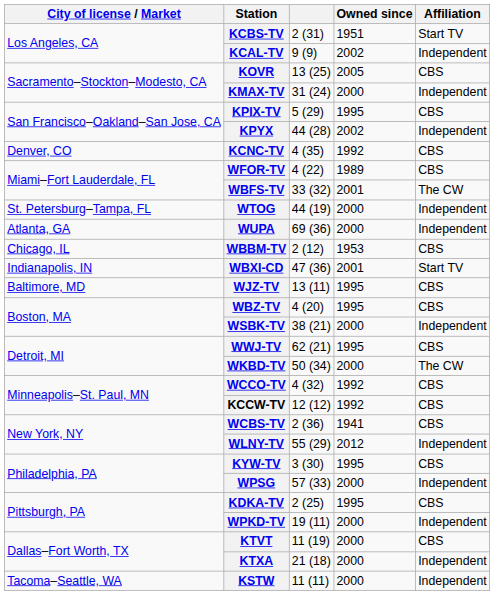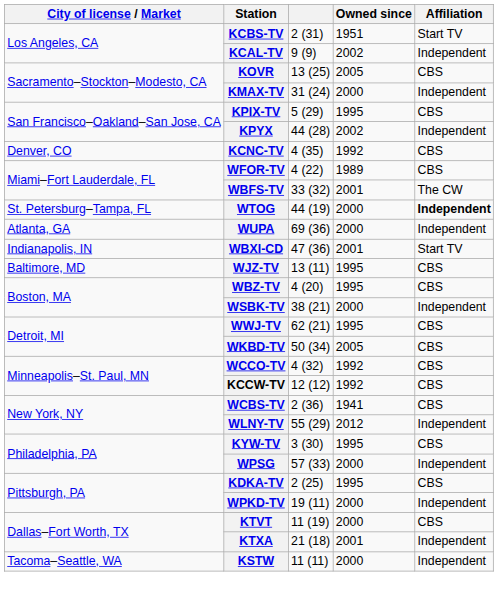(452, 209) normal -> (454, 209) bold
- row: (256, 248)
(350, 365) 2000 -> (350, 346) 2005
(441, 365) The CW -> (430, 346) CBS
(350, 561) 2000 -> (350, 541) 2001
